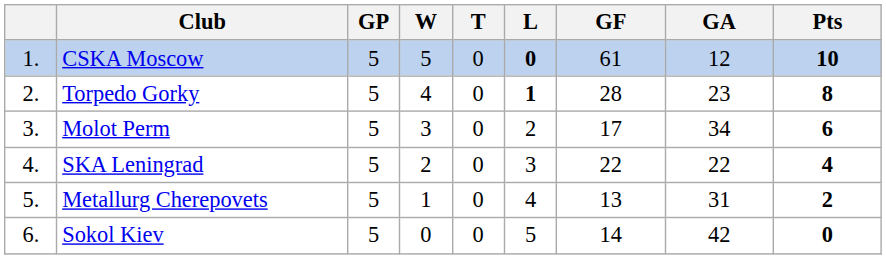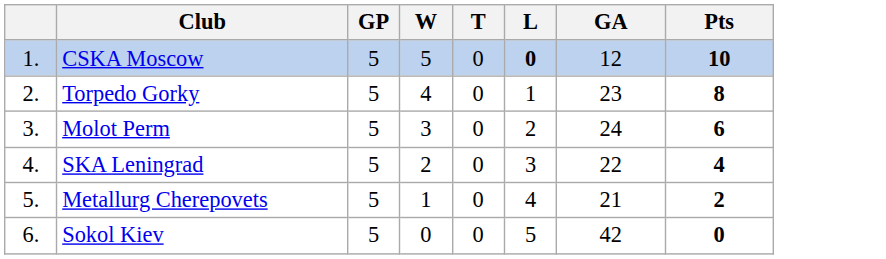- column: (611, 22)
(530, 93) bold -> (530, 93) normal
(719, 128) 34 -> (611, 128) 24
(719, 199) 31 -> (611, 199) 21
